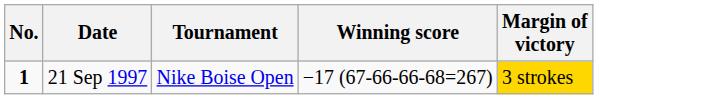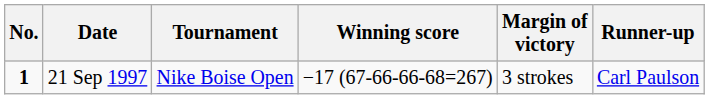+ column: (648, 32)
(538, 77) gold background -> (538, 77) no background
